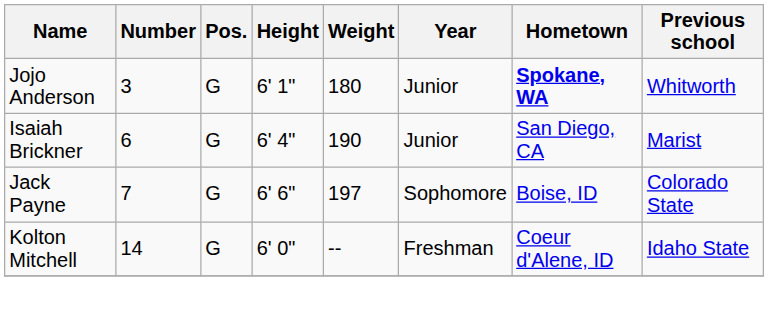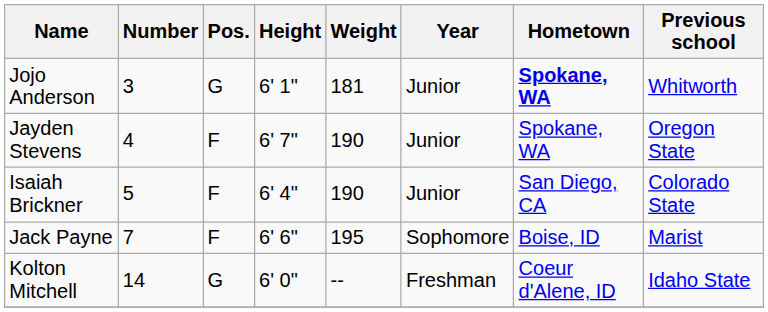(345, 85) 180 -> (347, 85) 181
+ row: (45, 140)
(126, 140) 6 -> (128, 194) 5
(213, 140) G -> (214, 194) F
(674, 140) Marist -> (689, 194) Colorado State
(213, 194) G -> (214, 237) F
(345, 194) 197 -> (347, 237) 195
(687, 194) Colorado State -> (675, 237) Marist
